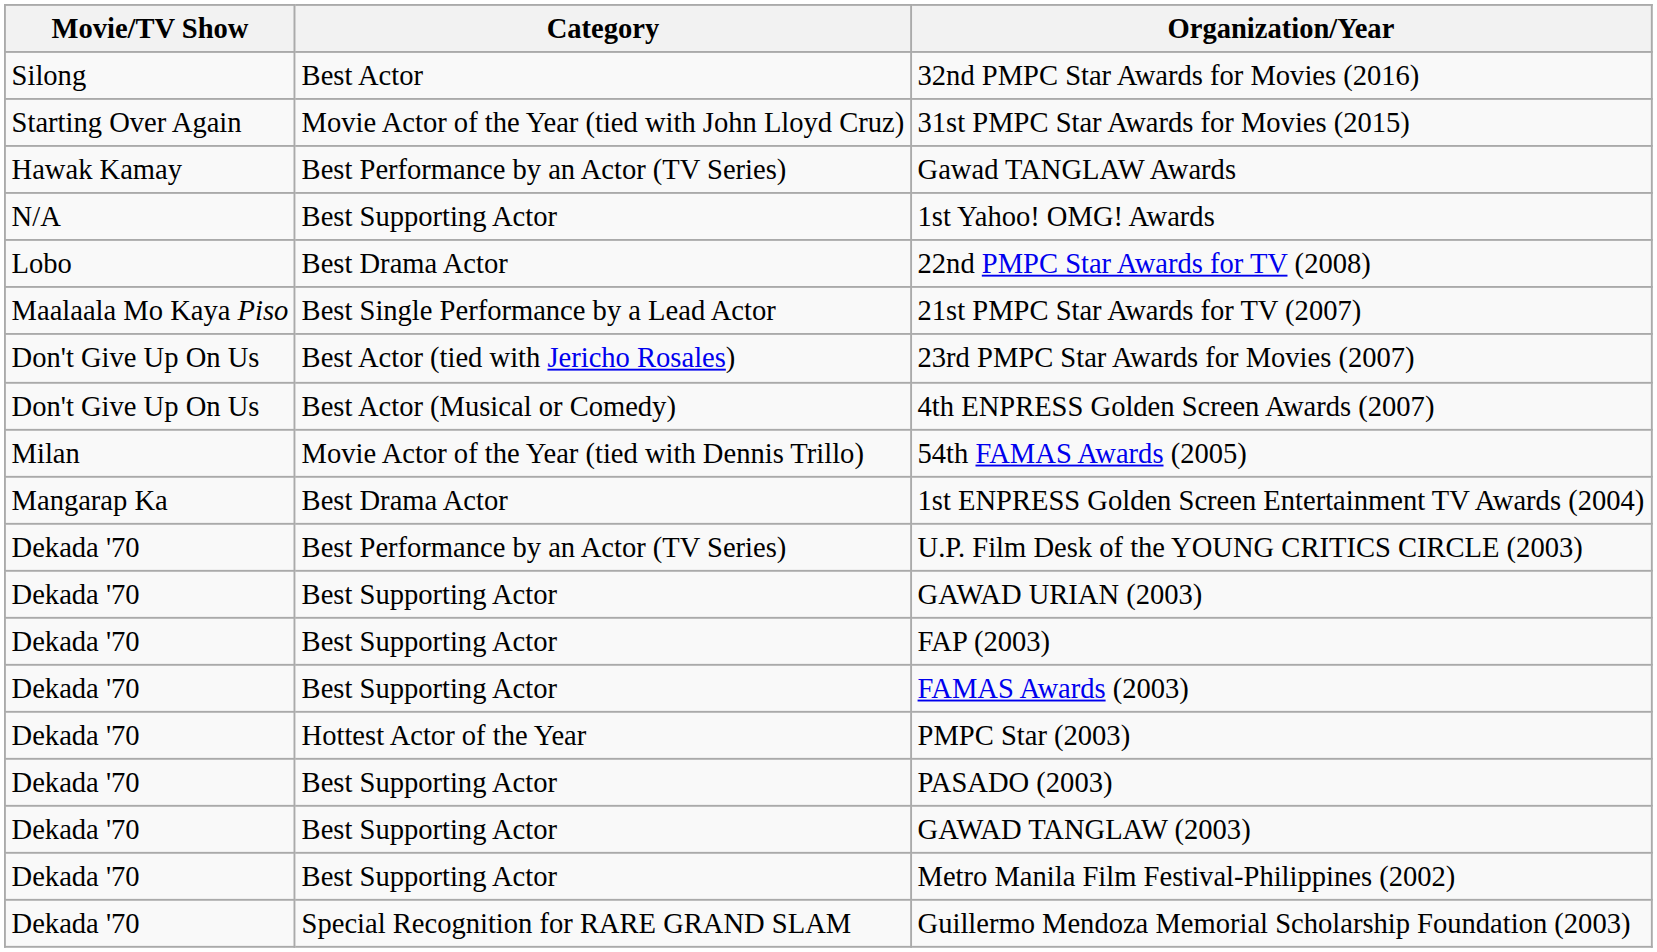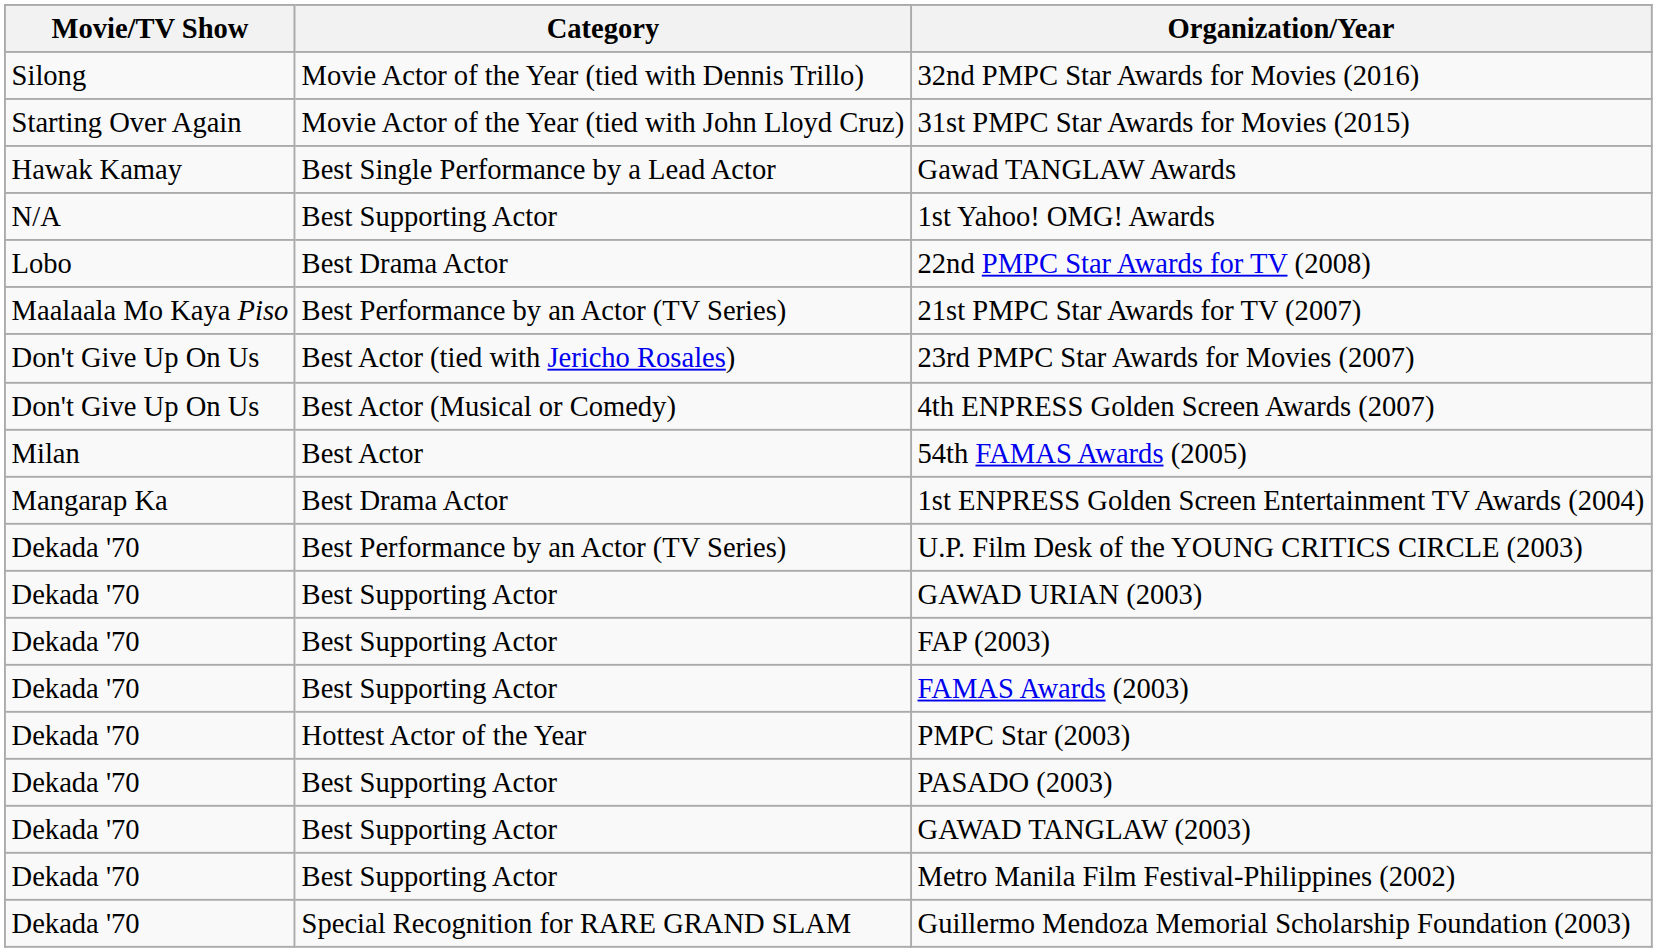(362, 75) Best Actor -> (583, 75) Movie Actor of the Year (tied with Dennis Trillo)
(544, 169) Best Performance by an Actor (TV Series) -> (539, 169) Best Single Performance by a Lead Actor
(539, 310) Best Single Performance by a Lead Actor -> (544, 310) Best Performance by an Actor (TV Series)
(583, 452) Movie Actor of the Year (tied with Dennis Trillo) -> (362, 452) Best Actor
